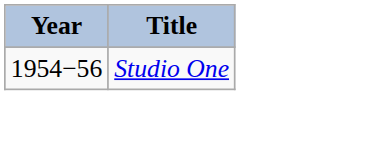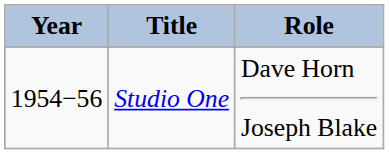+ column: (309, 25)
